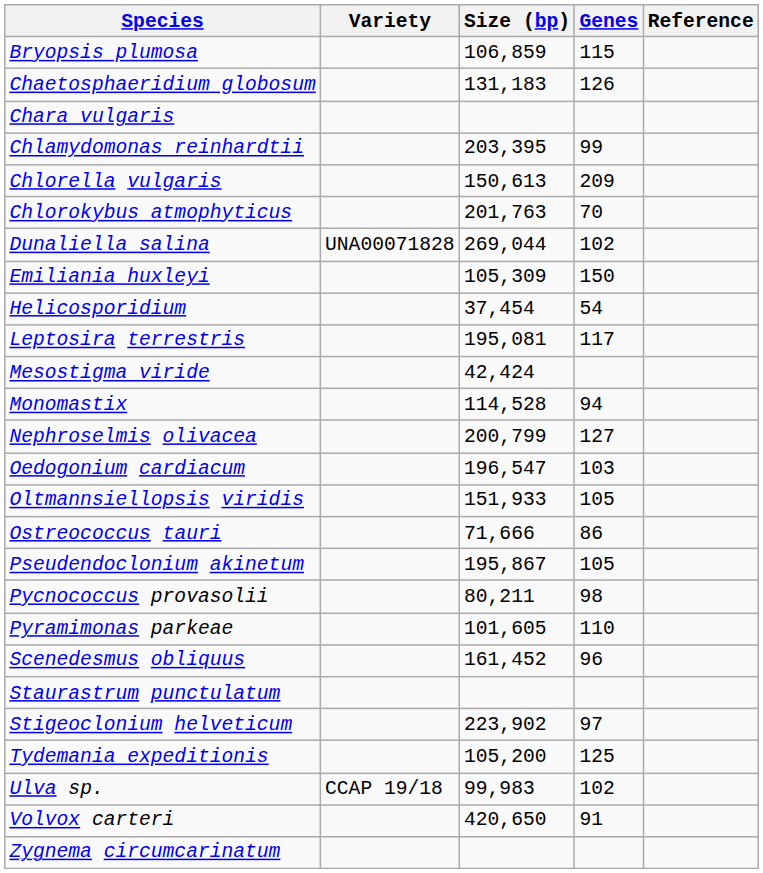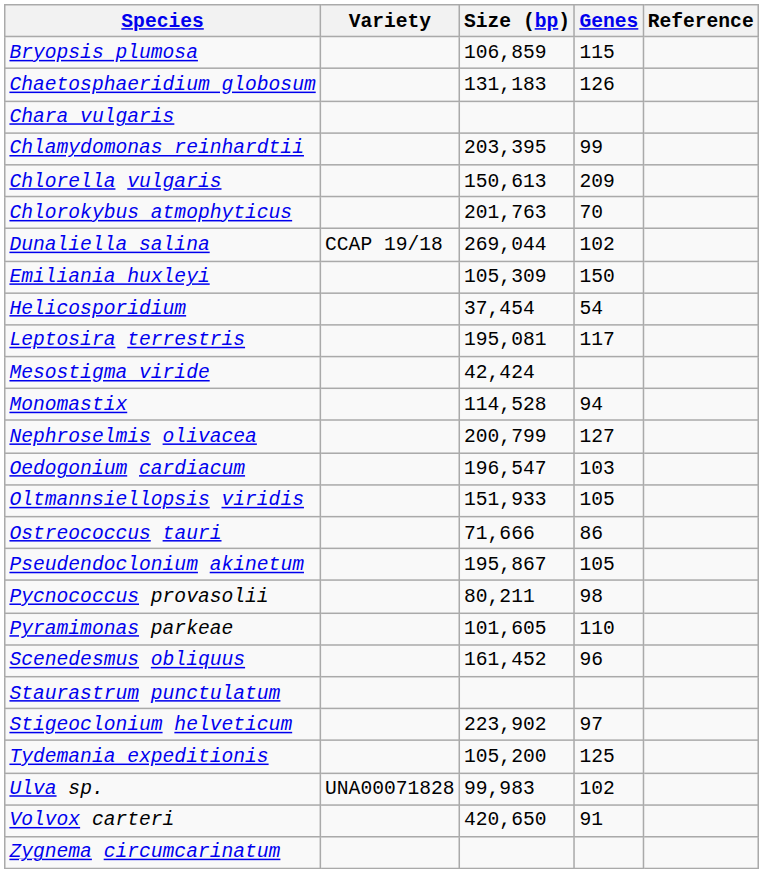(390, 245) UNA00071828 -> (384, 245) CCAP 19/18
(384, 789) CCAP 19/18 -> (390, 789) UNA00071828
